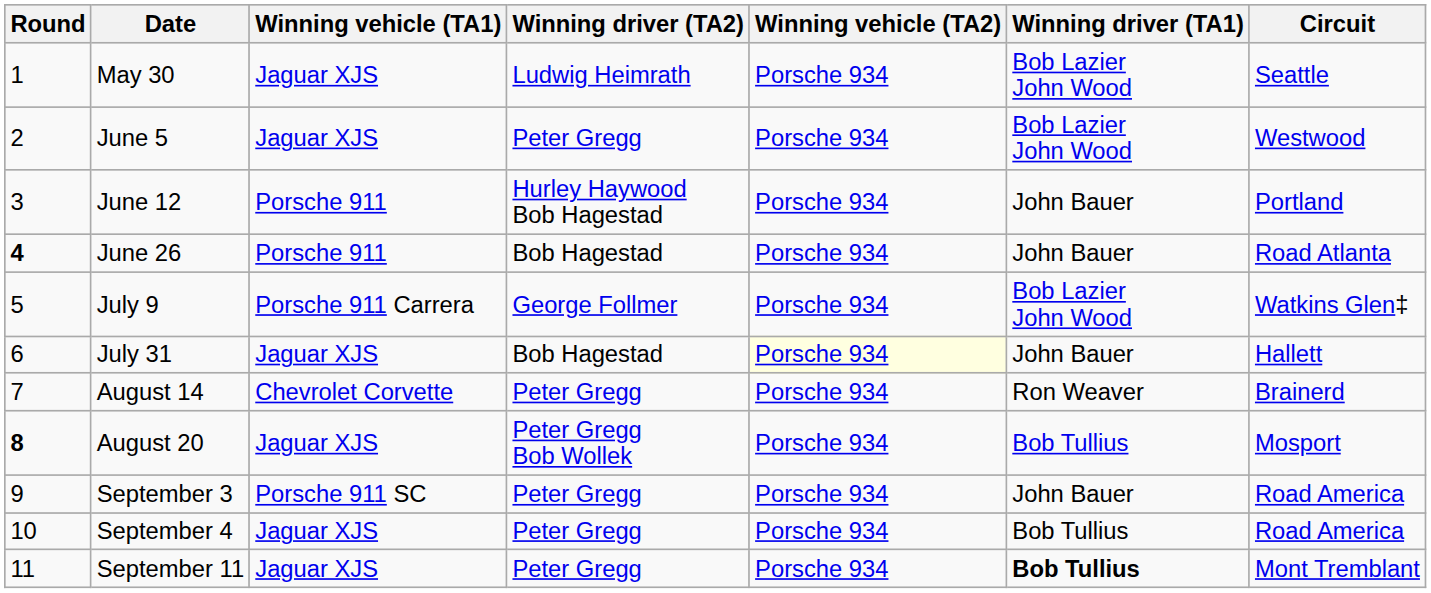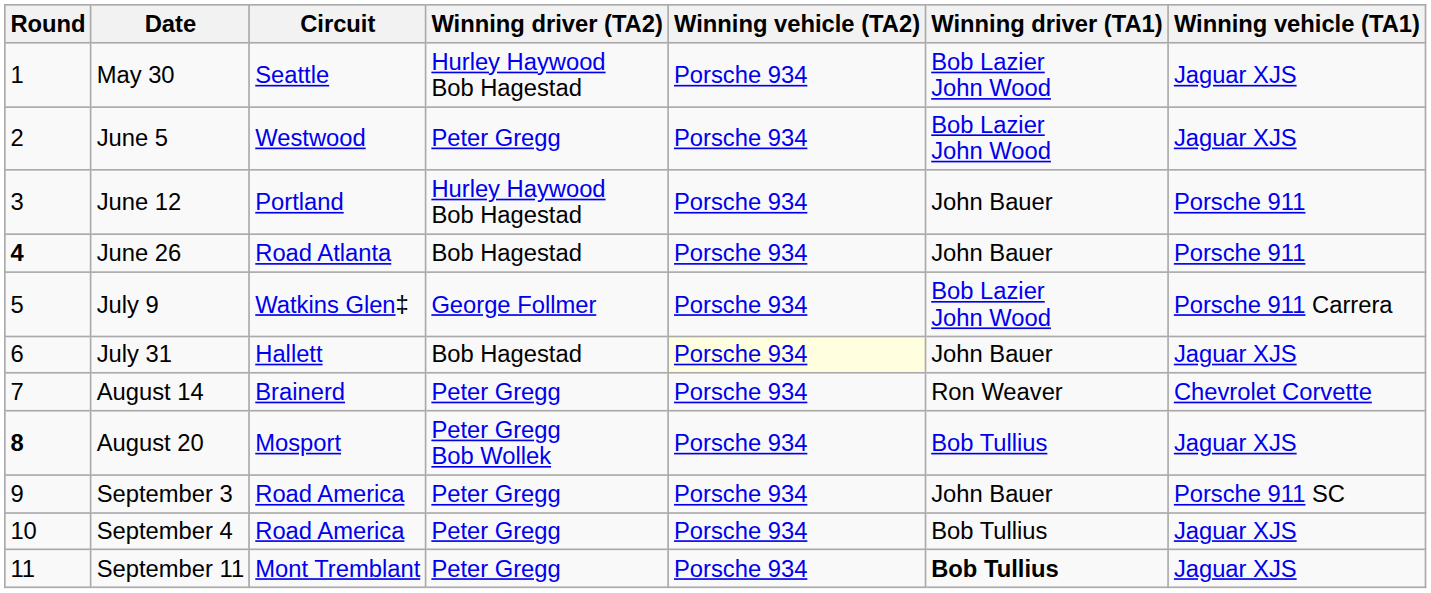columns swapped: (1337, 24) <-> (378, 24)
(602, 75) Ludwig Heimrath -> (518, 75) Hurley Haywood Bob Hagestad
